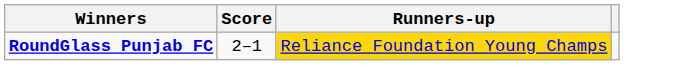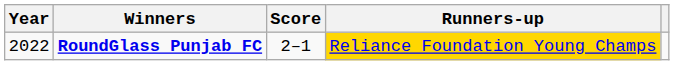+ column: (29, 19)
